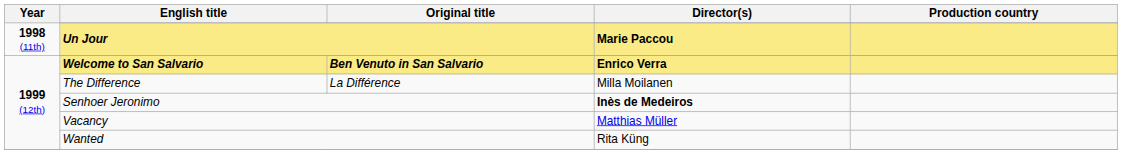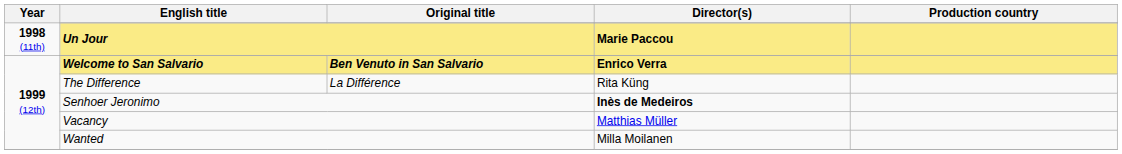(635, 83) Milla Moilanen -> (623, 83) Rita Küng
(623, 139) Rita Küng -> (635, 139) Milla Moilanen
